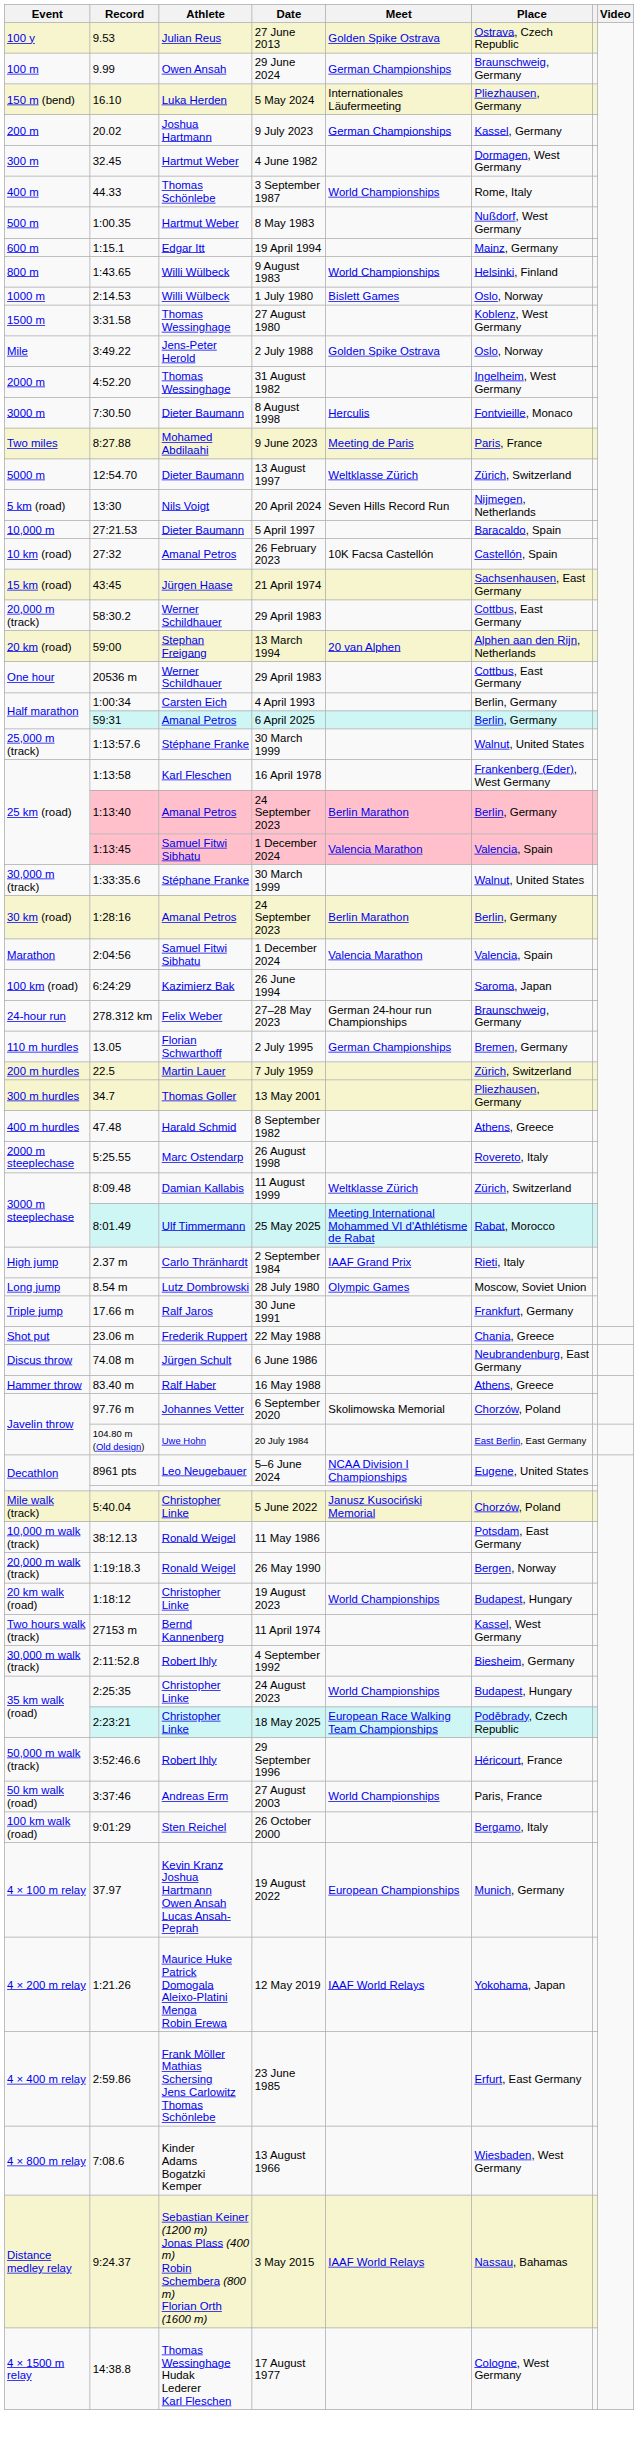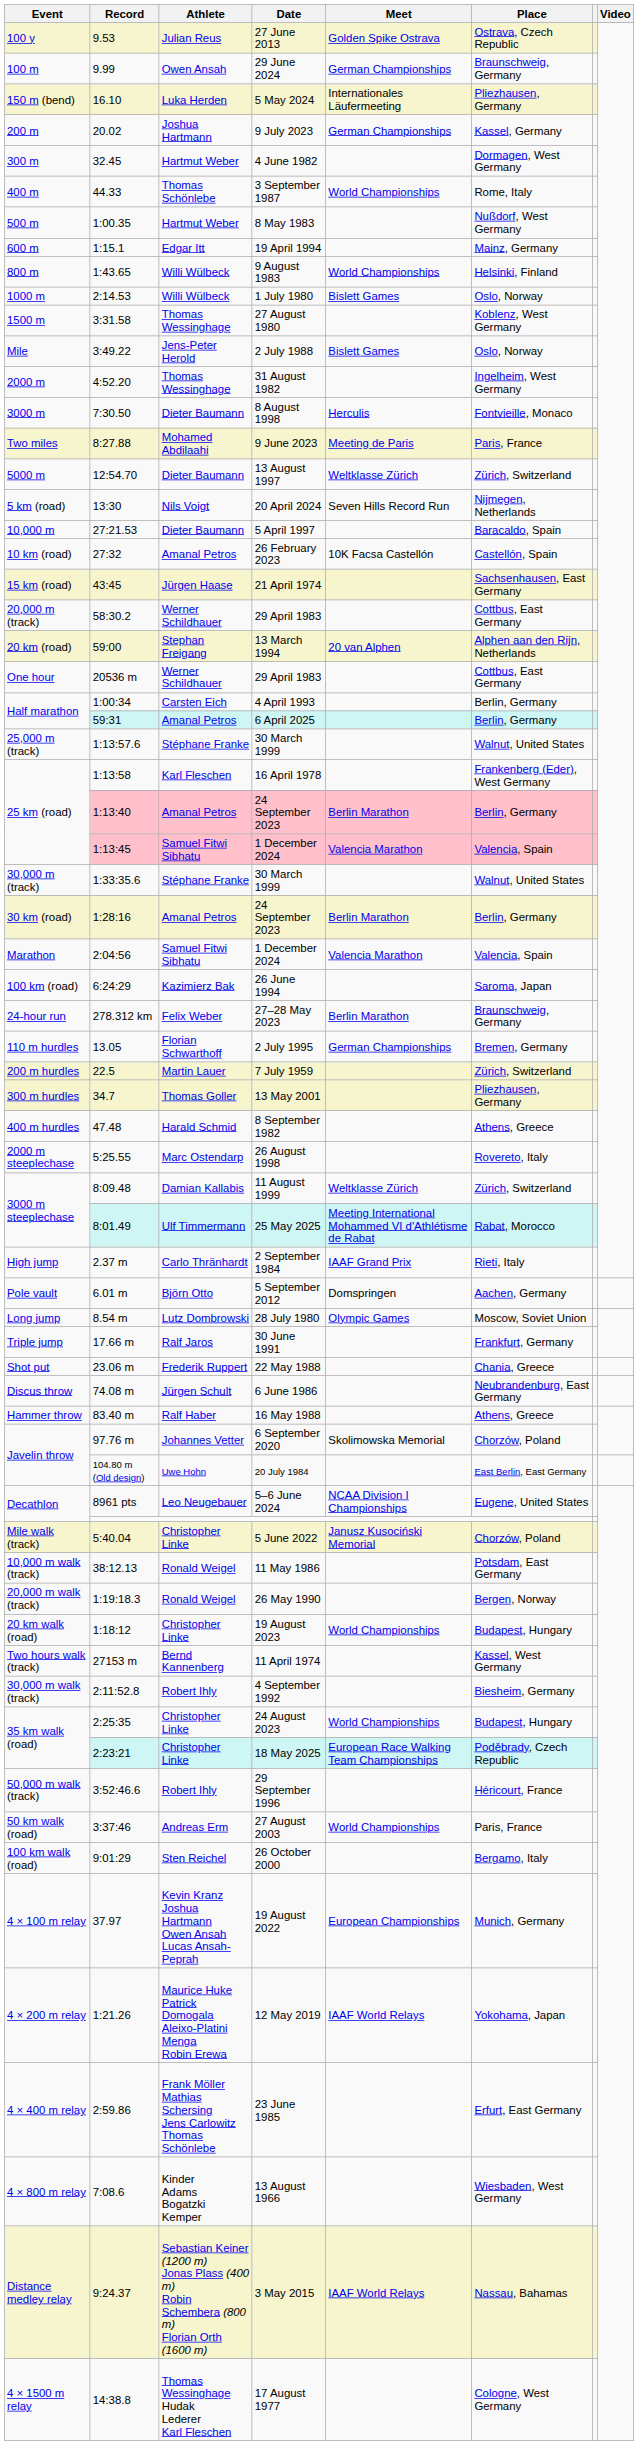(384, 351) Golden Spike Ostrava -> (364, 351) Bislett Games
(380, 1016) German 24-hour run Championships -> (369, 1016) Berlin Marathon
+ row: (110, 1293)
